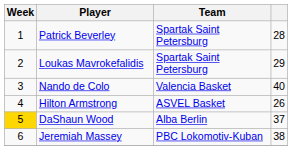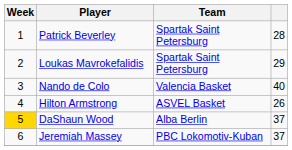(279, 137) 38 -> (279, 137) 37
